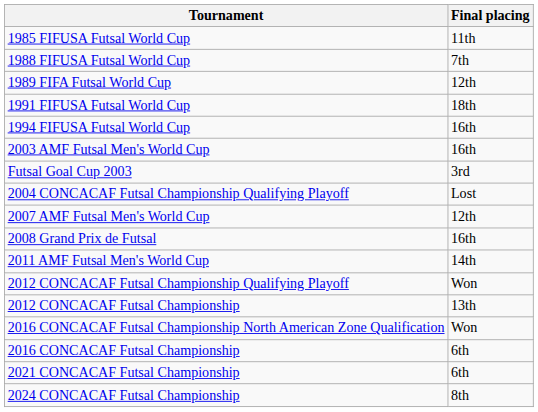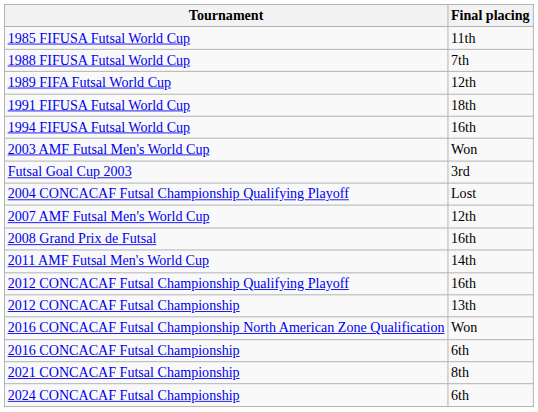(464, 149) 16th -> (464, 149) Won
(464, 283) Won -> (464, 283) 16th
(460, 372) 6th -> (460, 372) 8th
(460, 395) 8th -> (460, 395) 6th
